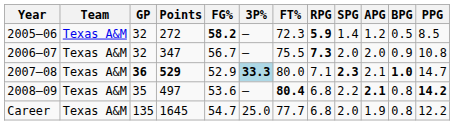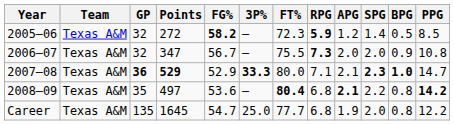columns swapped: (375, 14) <-> (348, 14)
(256, 72) lightblue background -> (256, 72) no background
